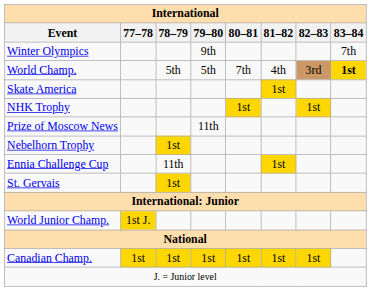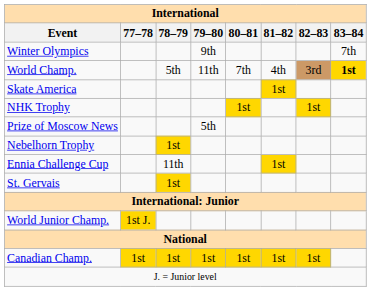(208, 70) 5th -> (208, 70) 11th
(208, 126) 11th -> (208, 126) 5th
